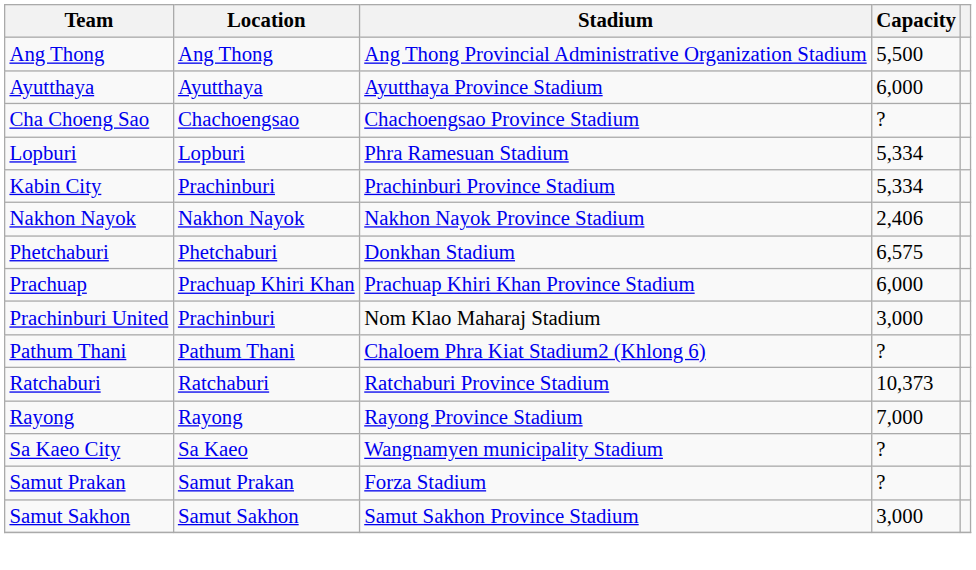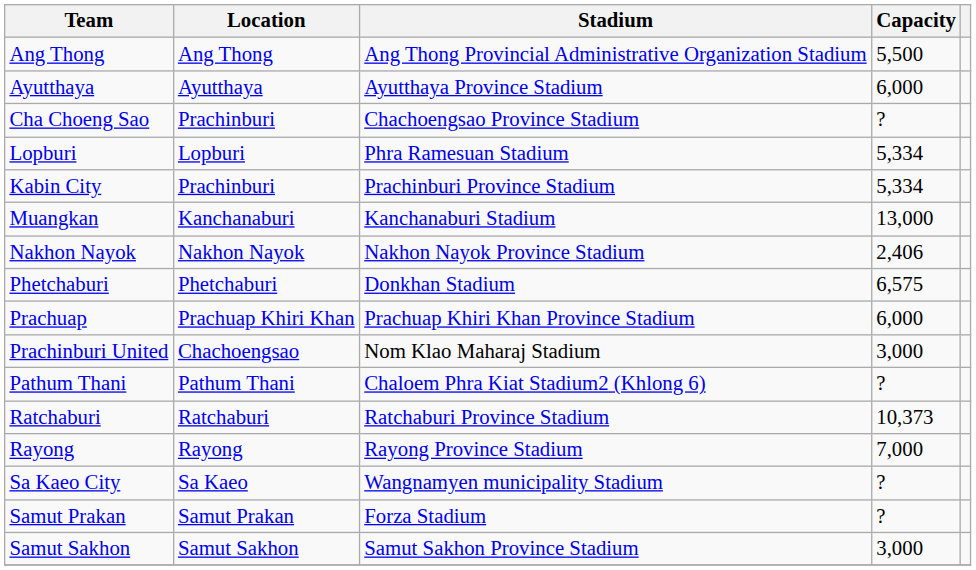(239, 119) Chachoengsao -> (226, 119) Prachinburi
+ row: (54, 218)
(226, 317) Prachinburi -> (239, 350) Chachoengsao
